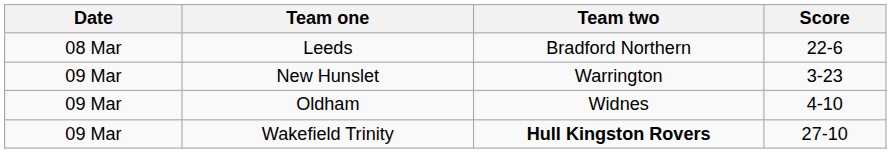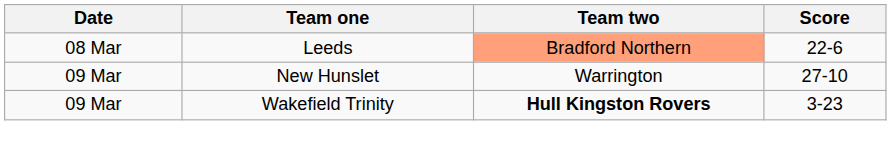(619, 47) no background -> (619, 47) lightsalmon background
(825, 76) 3-23 -> (825, 76) 27-10
- row: (328, 104)
(825, 133) 27-10 -> (825, 104) 3-23
